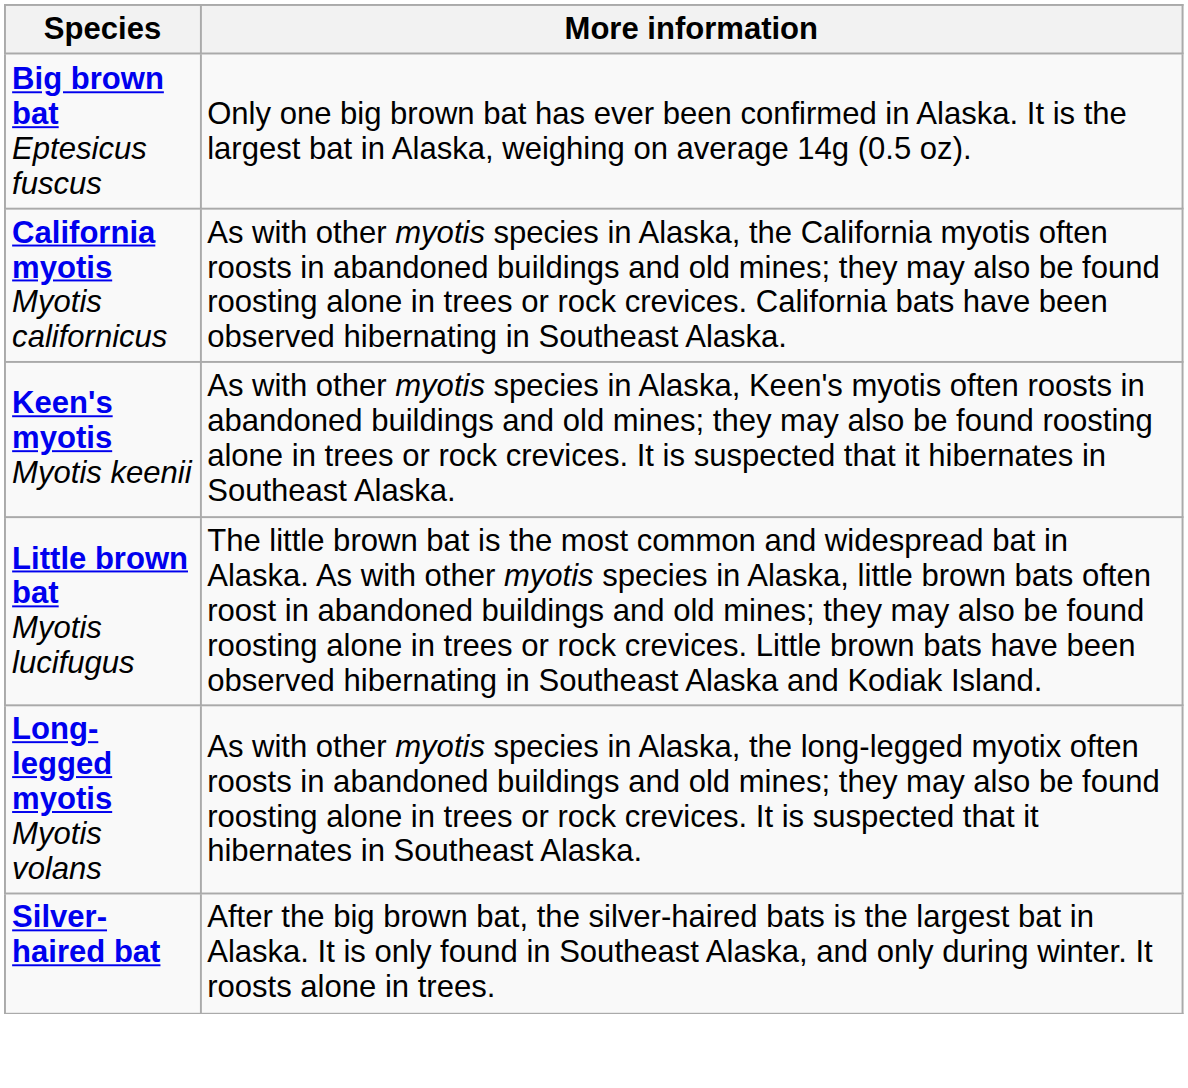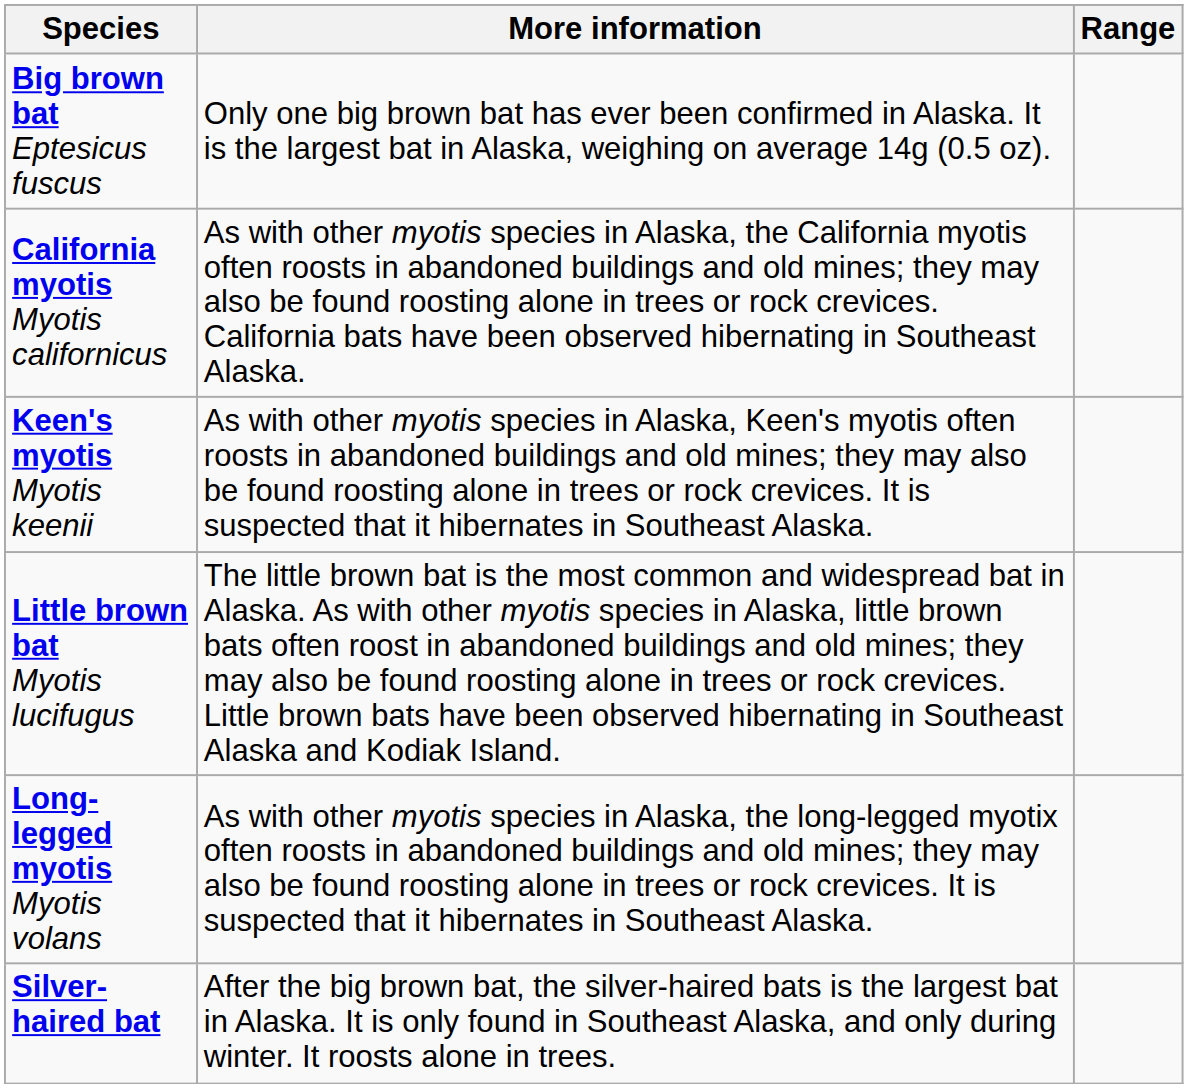+ column: (1128, 29)
